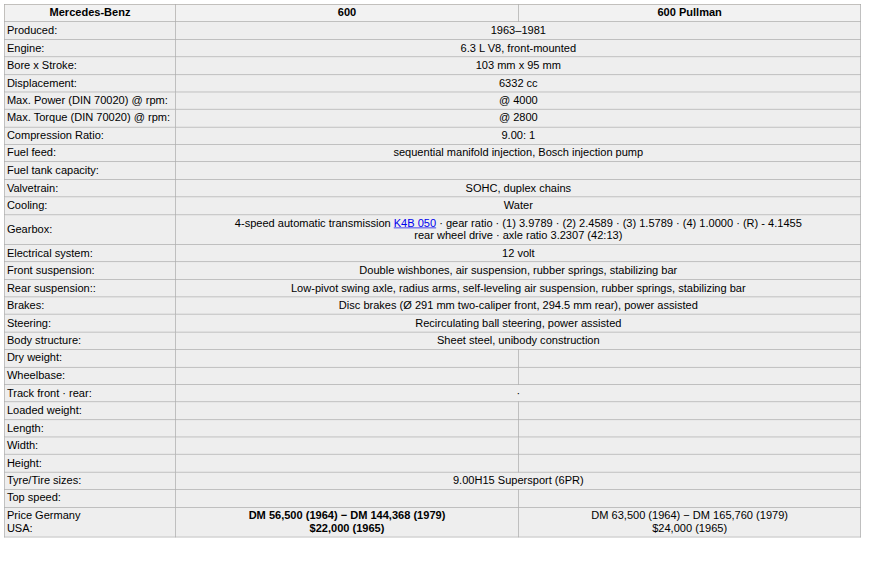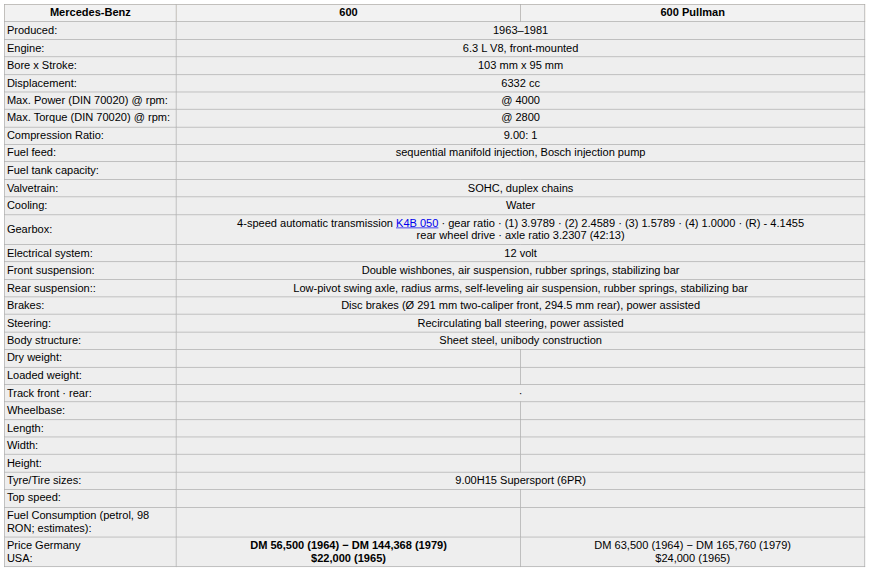rows swapped: (46, 410) <-> (38, 375)
+ row: (78, 522)
